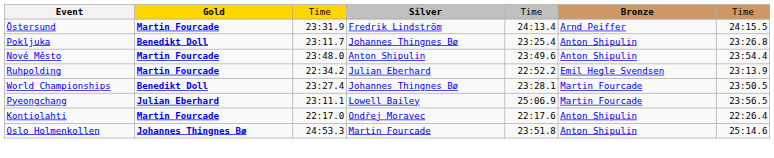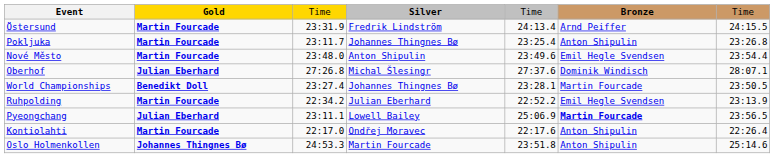(172, 41) Benedikt Doll -> (178, 41) Martin Fourcade
(599, 56) Anton Shipulin -> (612, 56) Emil Hegle Svendsen
+ row: (26, 71)
rows swapped: (34, 71) <-> (59, 86)
(601, 101) normal -> (601, 116) bold
